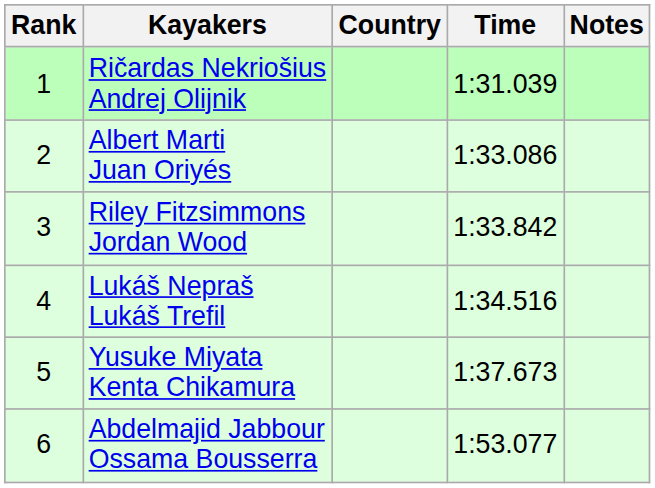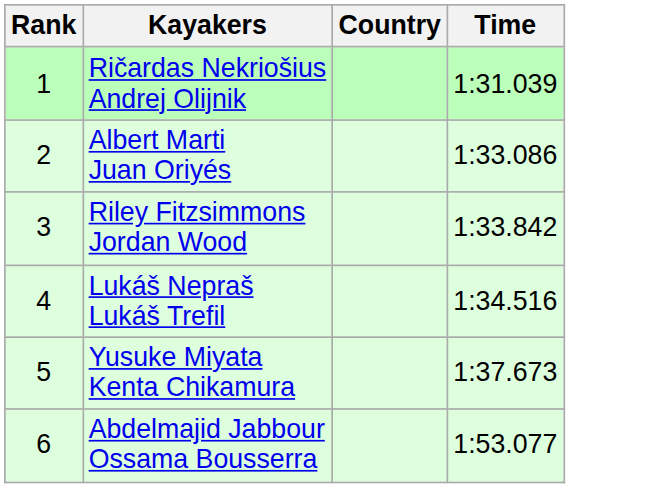- column: (607, 25)
